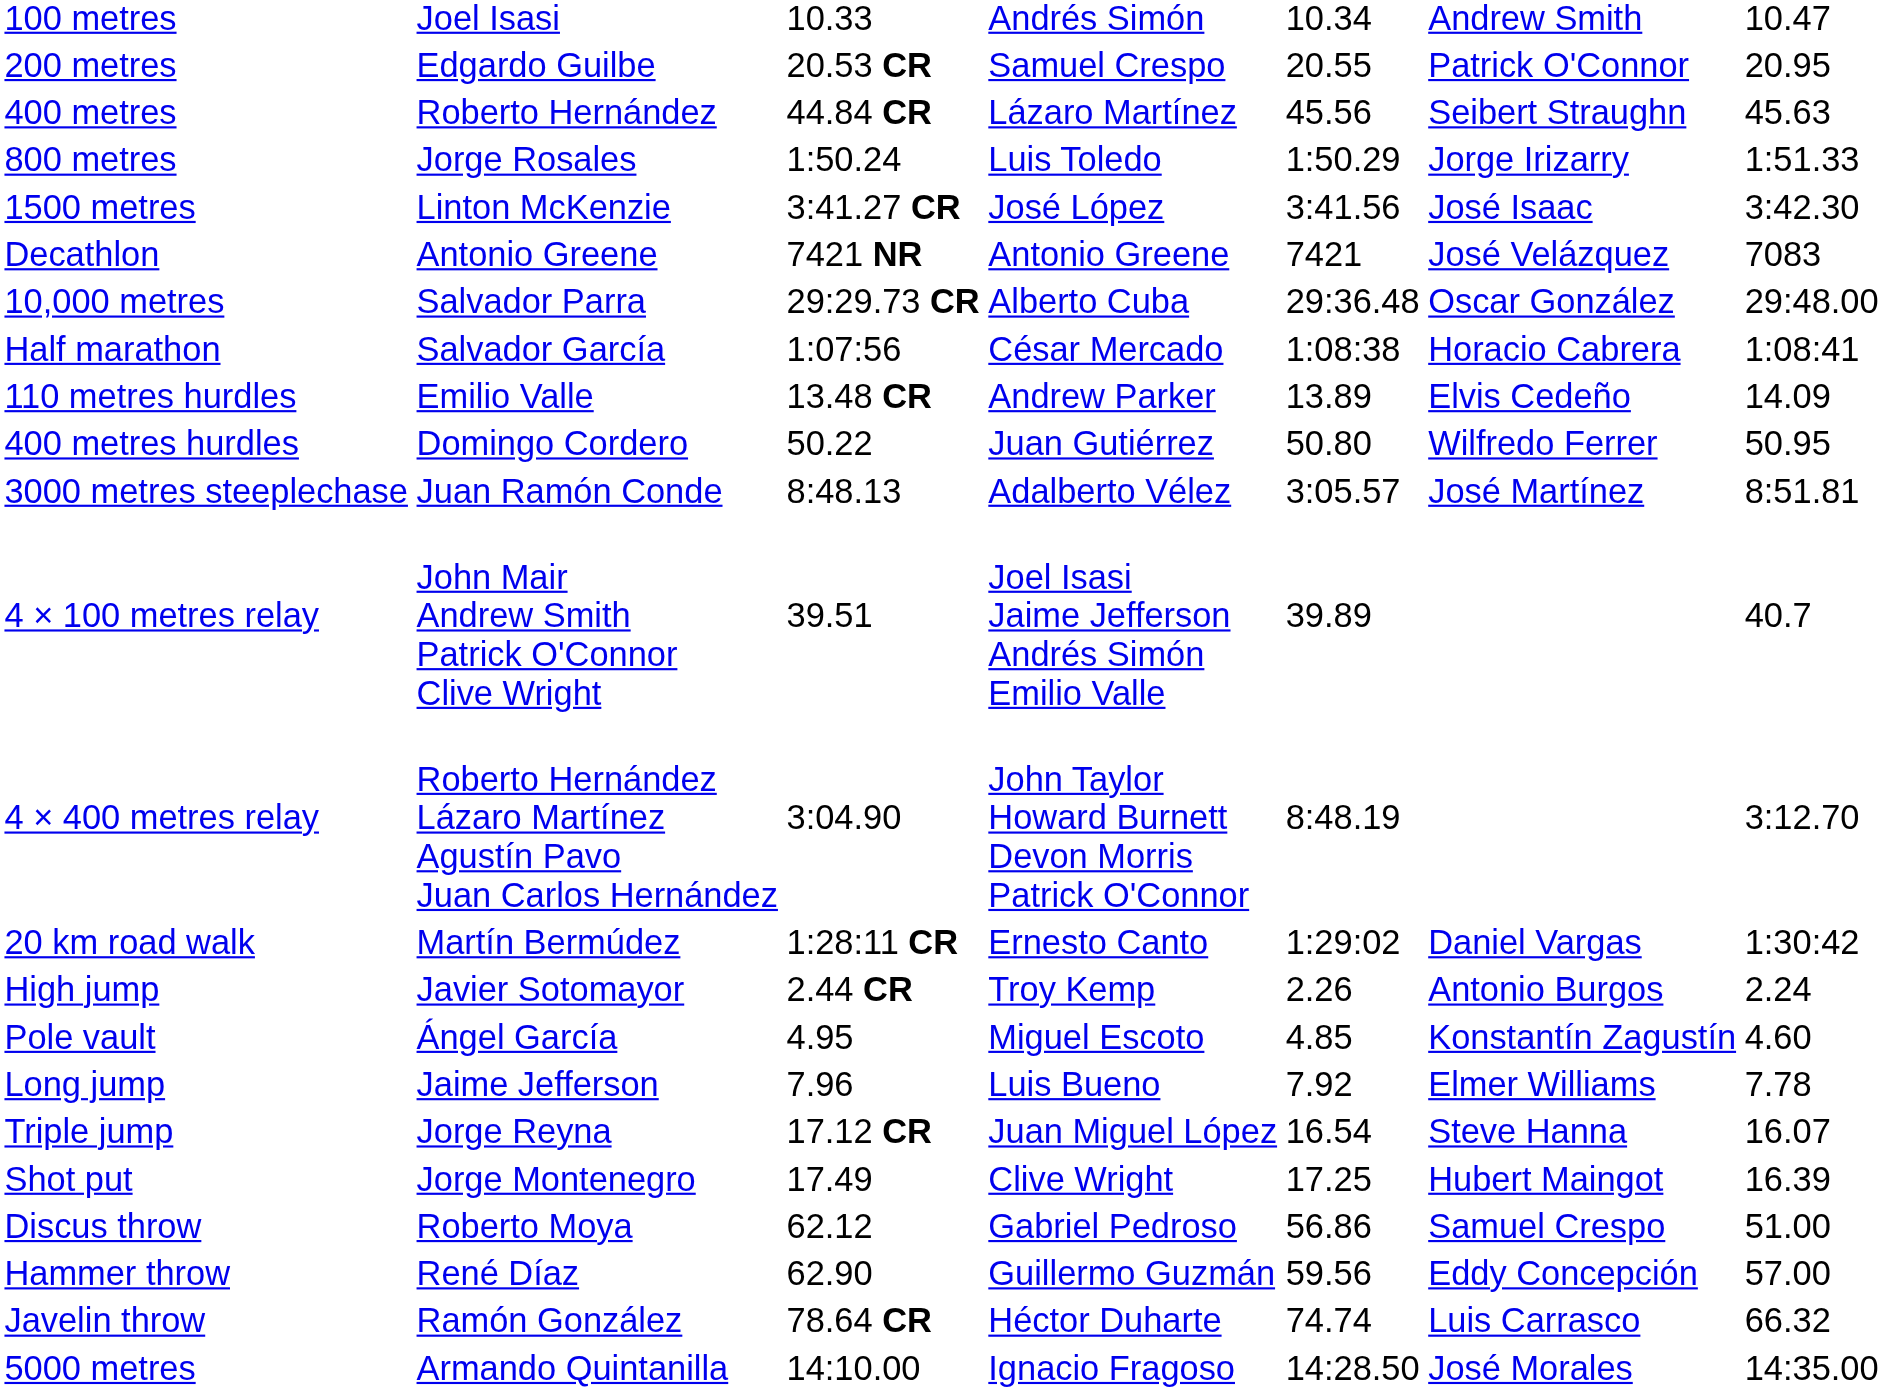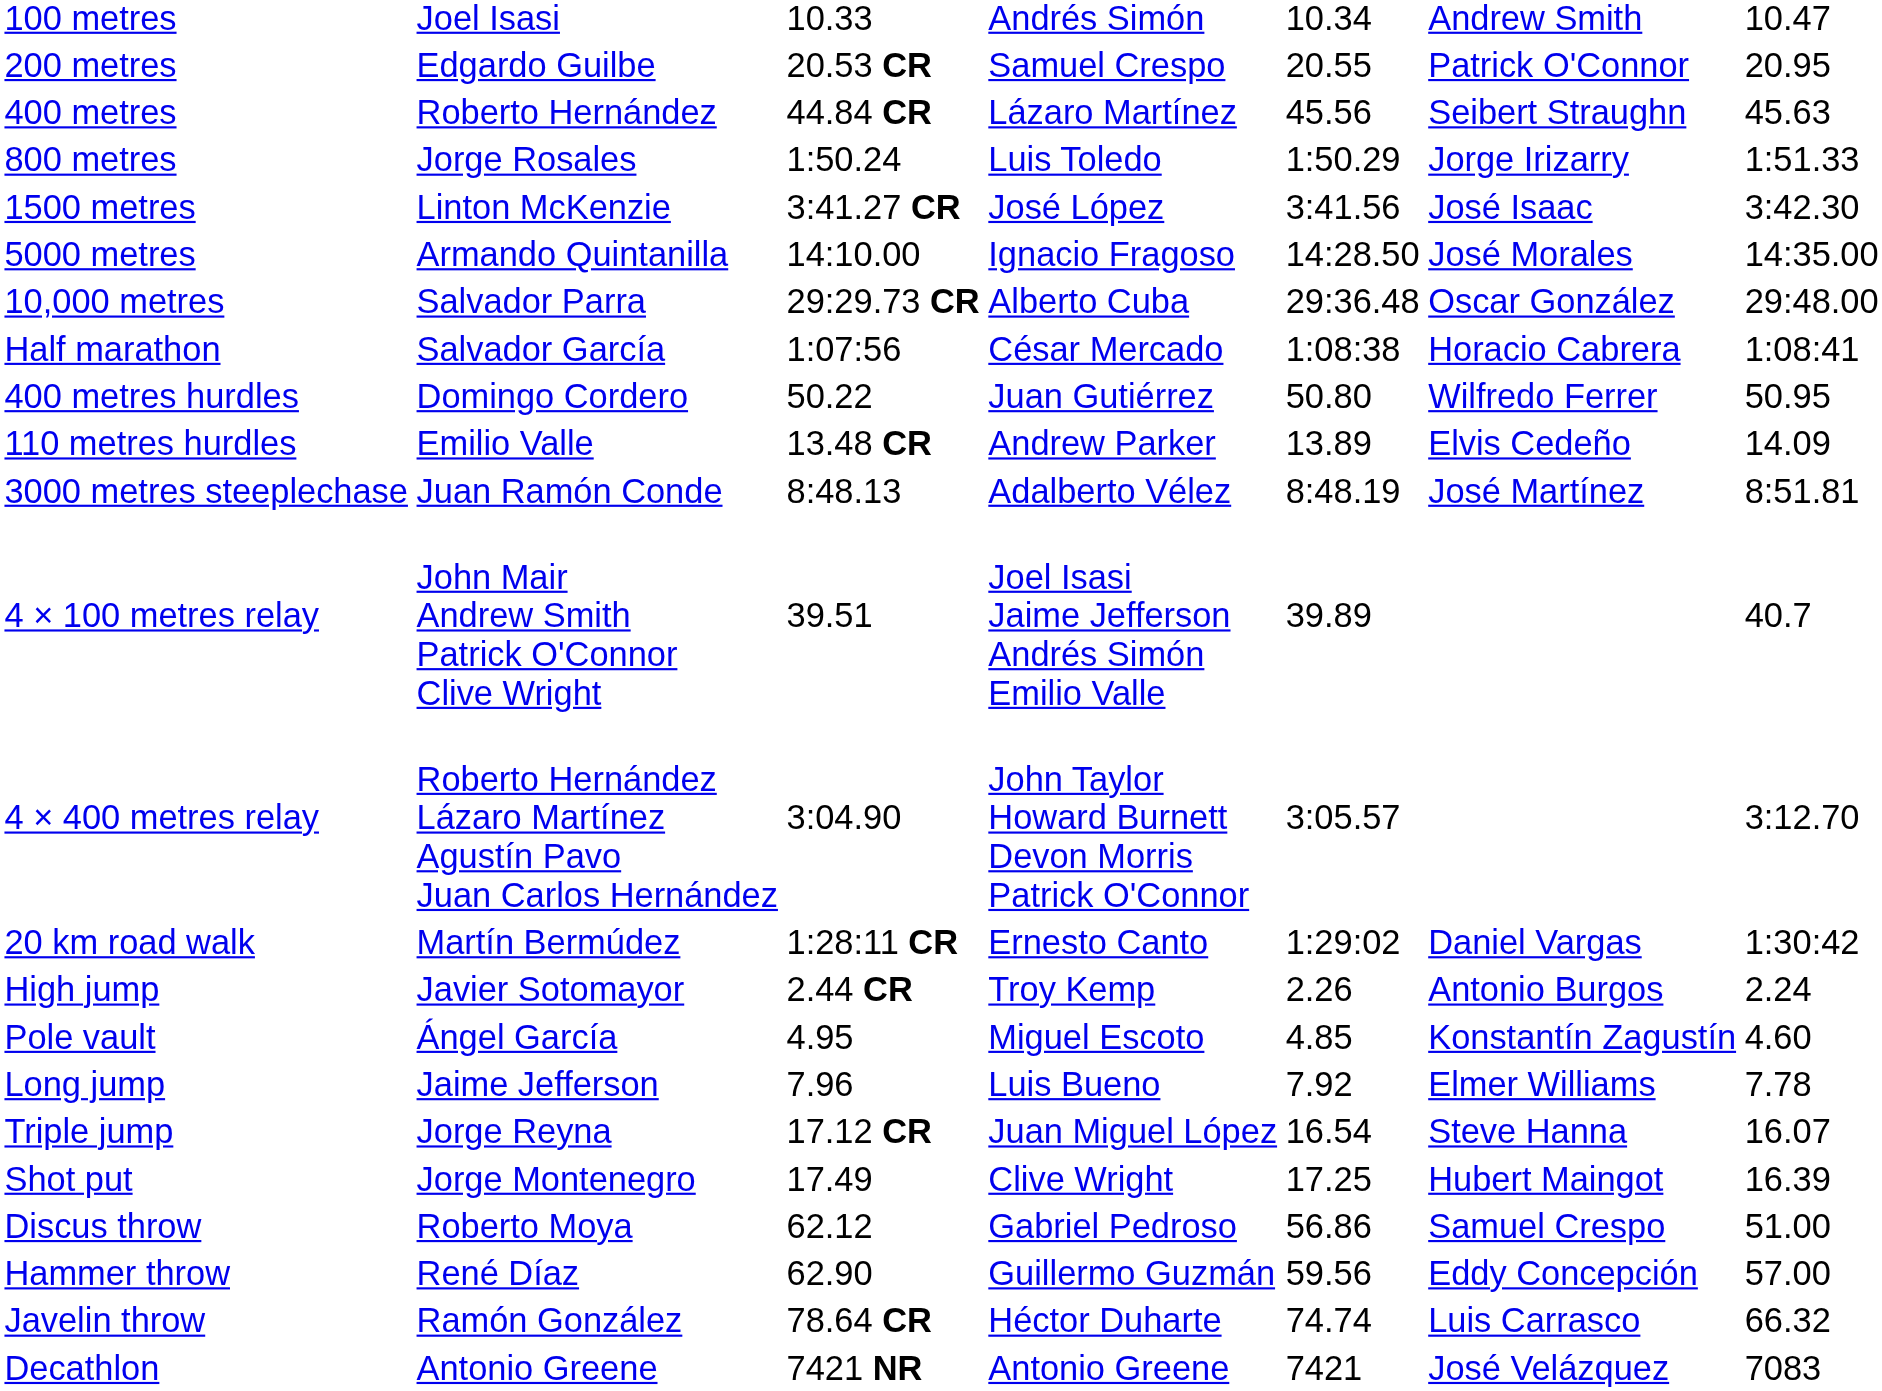rows swapped: (100, 1368) <-> (82, 254)
rows swapped: (150, 396) <-> (152, 443)
(1343, 491) 3:05.57 -> (1343, 491) 8:48.19
(1343, 818) 8:48.19 -> (1343, 818) 3:05.57
